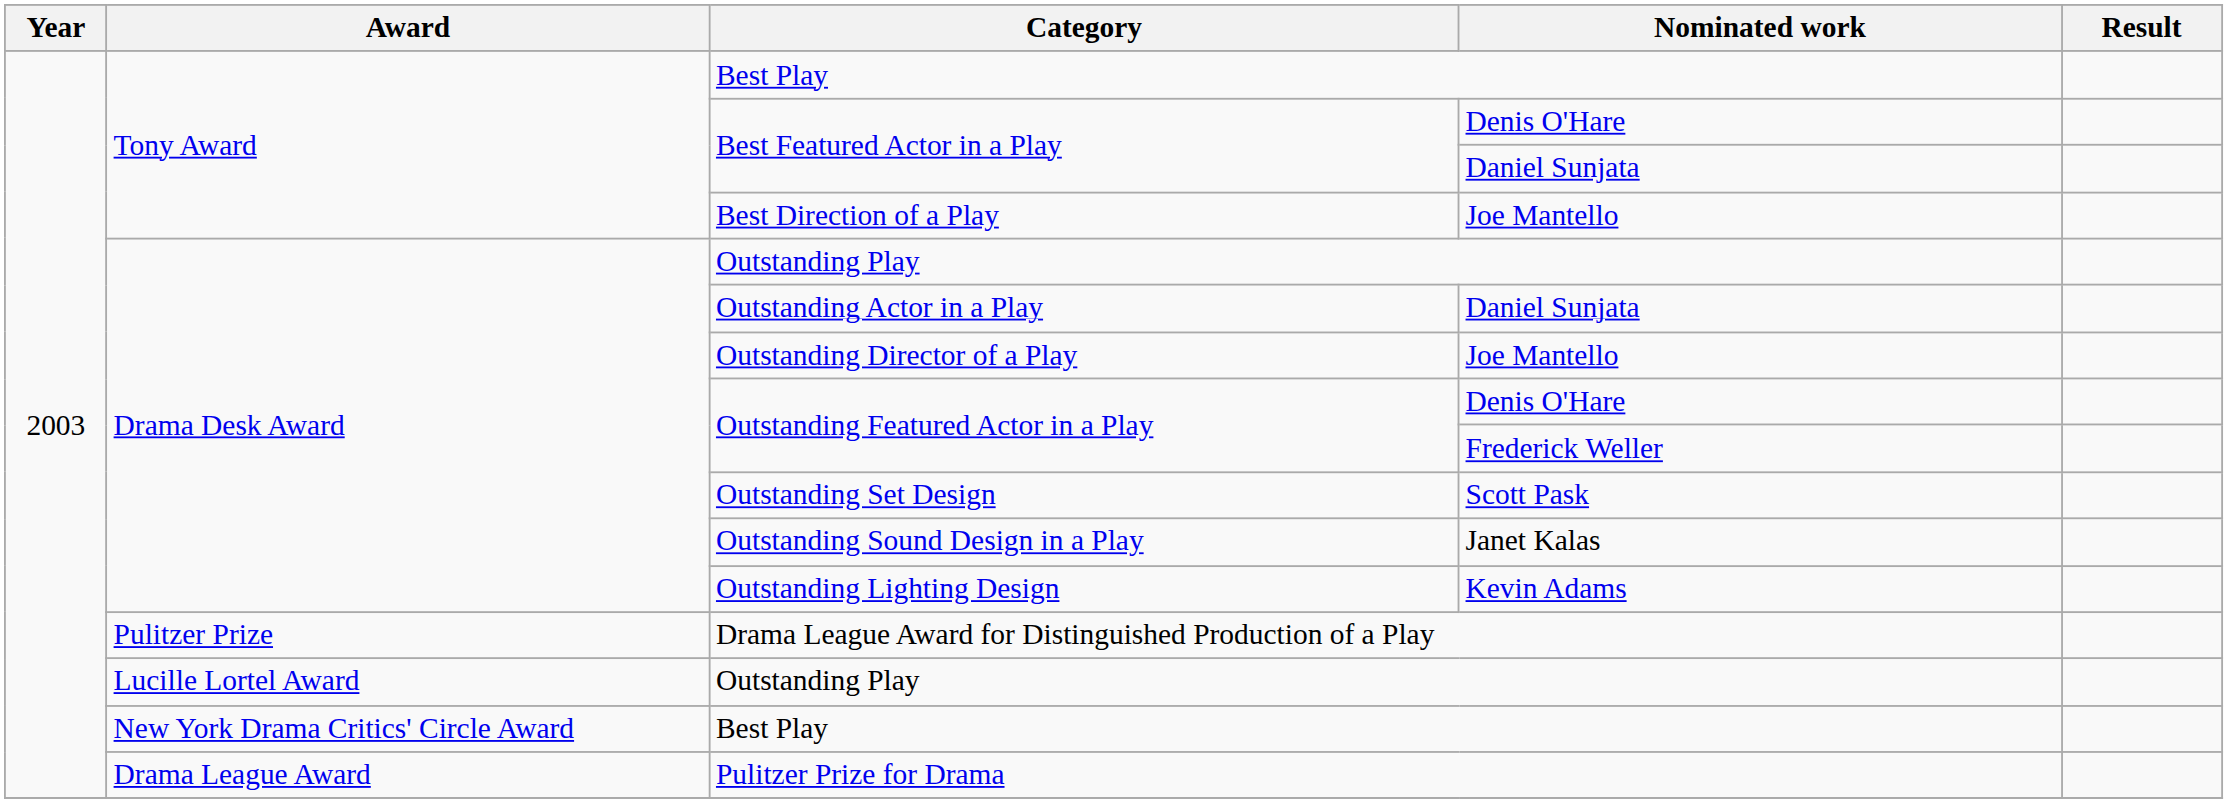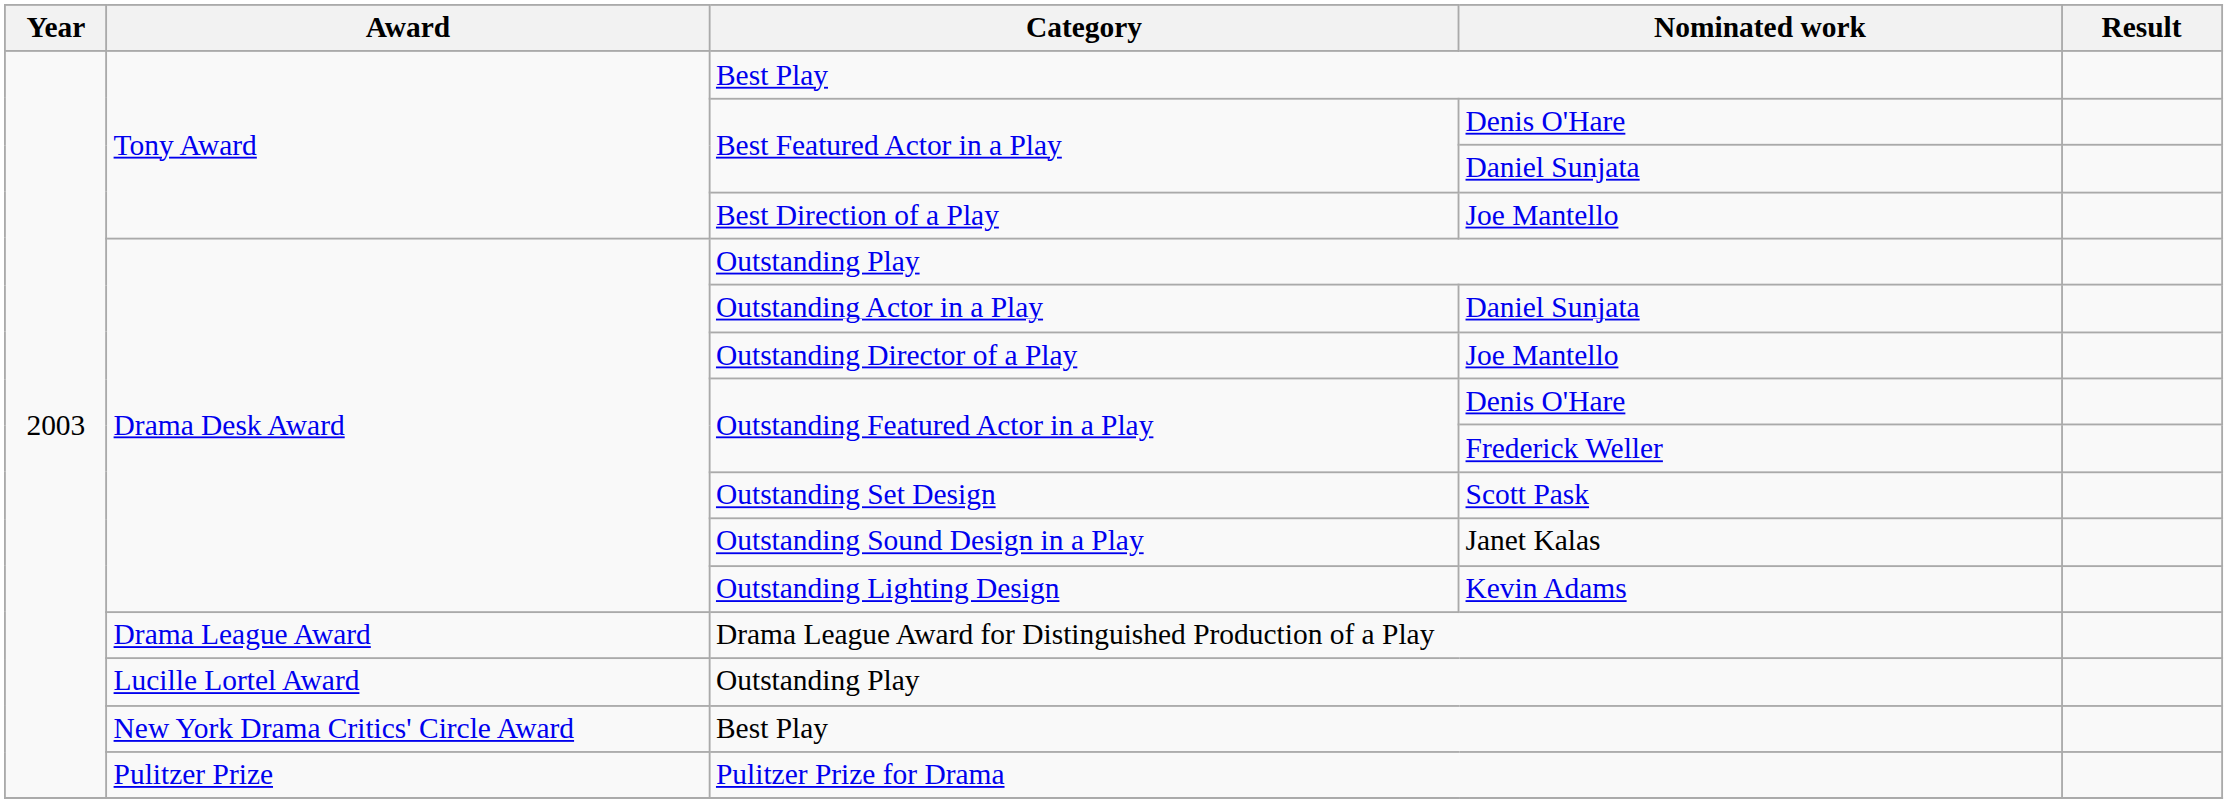(193, 634) Pulitzer Prize -> (242, 634) Drama League Award
(242, 774) Drama League Award -> (193, 774) Pulitzer Prize
